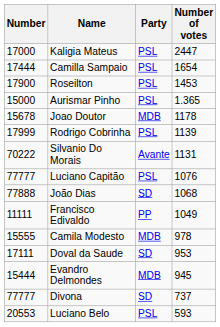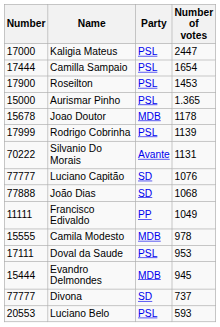(148, 177) PSL -> (145, 177) SD
(145, 253) SD -> (148, 253) PSL
